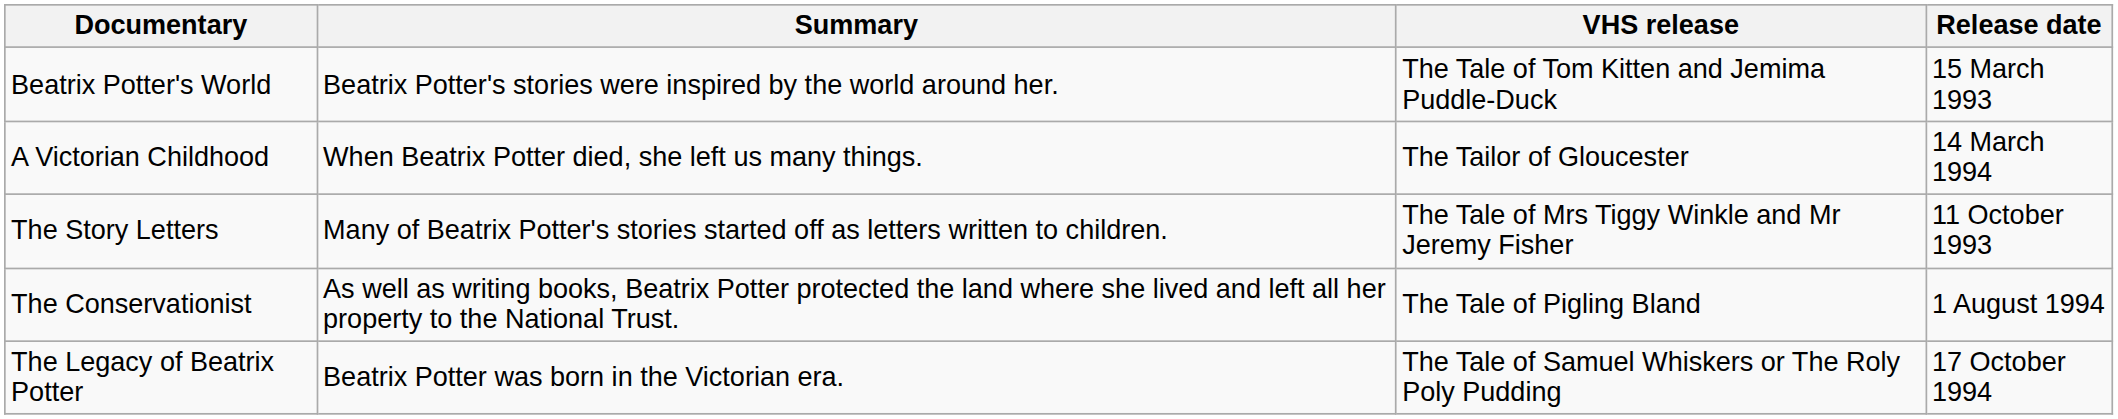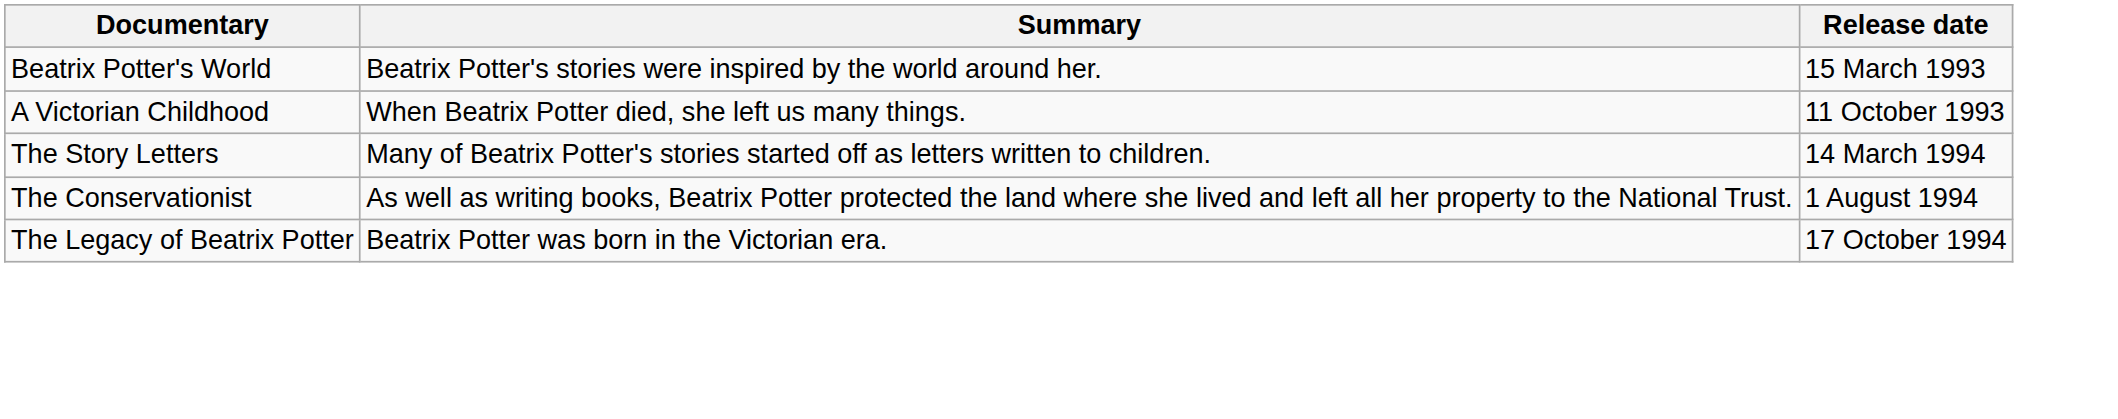- column: (1661, 25)
(1988, 157) 14 March 1994 -> (1905, 111) 11 October 1993
(1998, 230) 11 October 1993 -> (1895, 154) 14 March 1994
